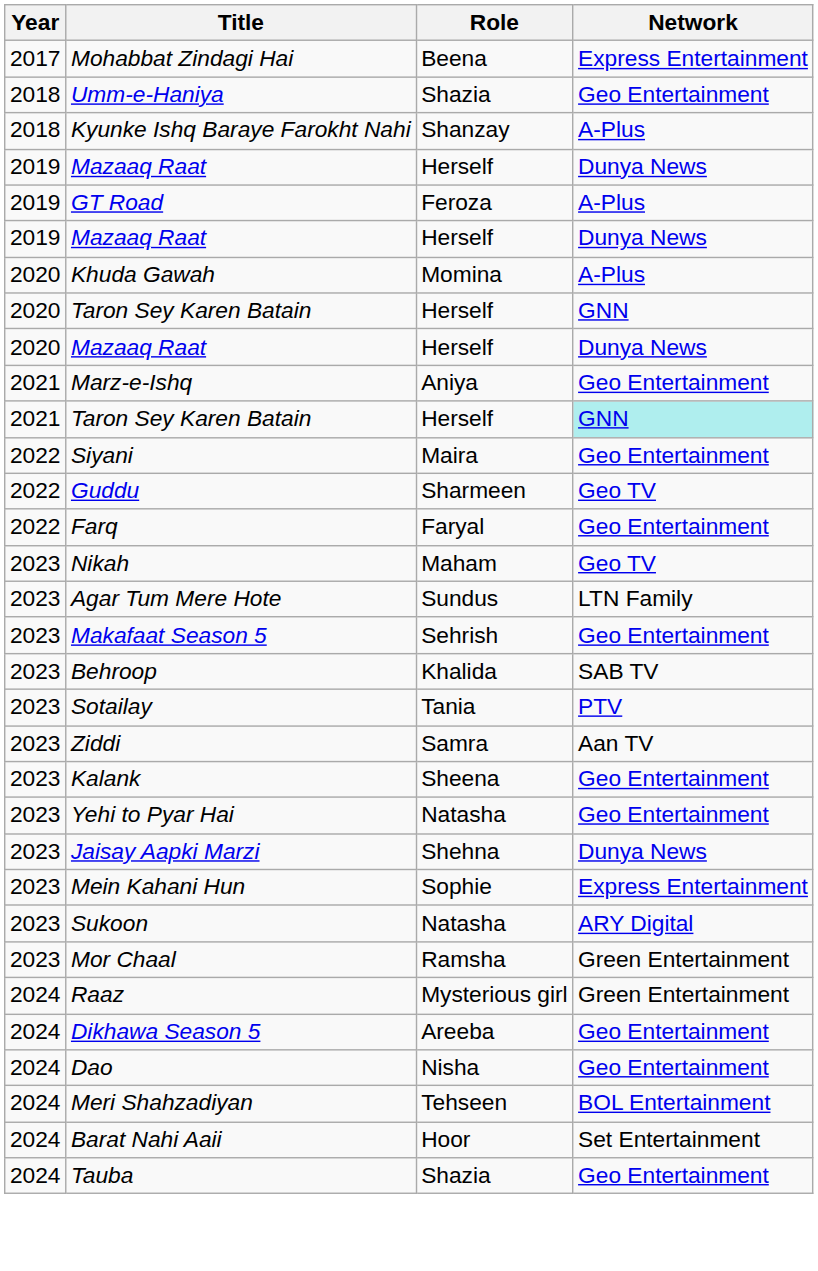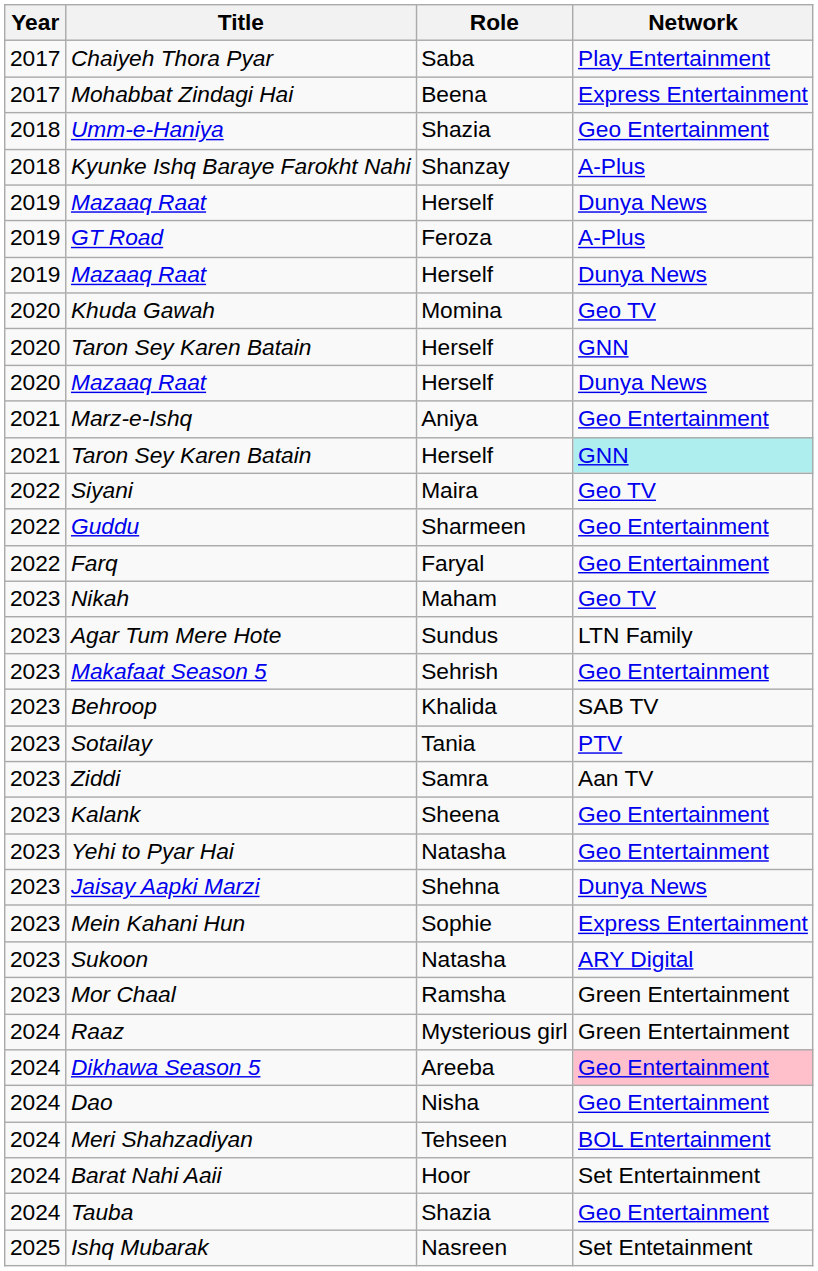+ row: (35, 58)
(612, 274) A-Plus -> (617, 310) Geo TV
(673, 454) Geo Entertainment -> (617, 490) Geo TV
(617, 490) Geo TV -> (673, 526) Geo Entertainment
(673, 1031) no background -> (673, 1067) pink background
+ row: (35, 1247)
